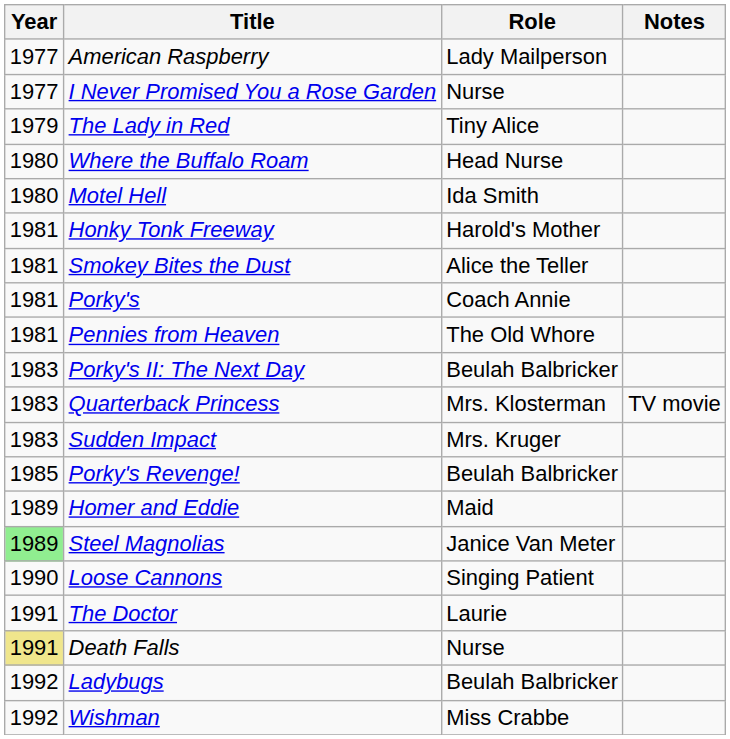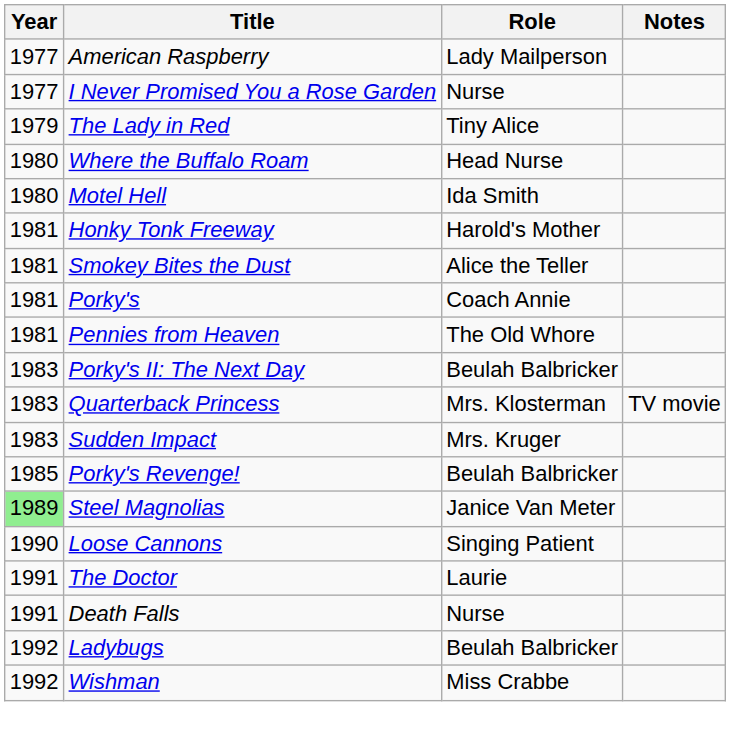- row: (154, 508)
(34, 647) khaki background -> (34, 612) no background
